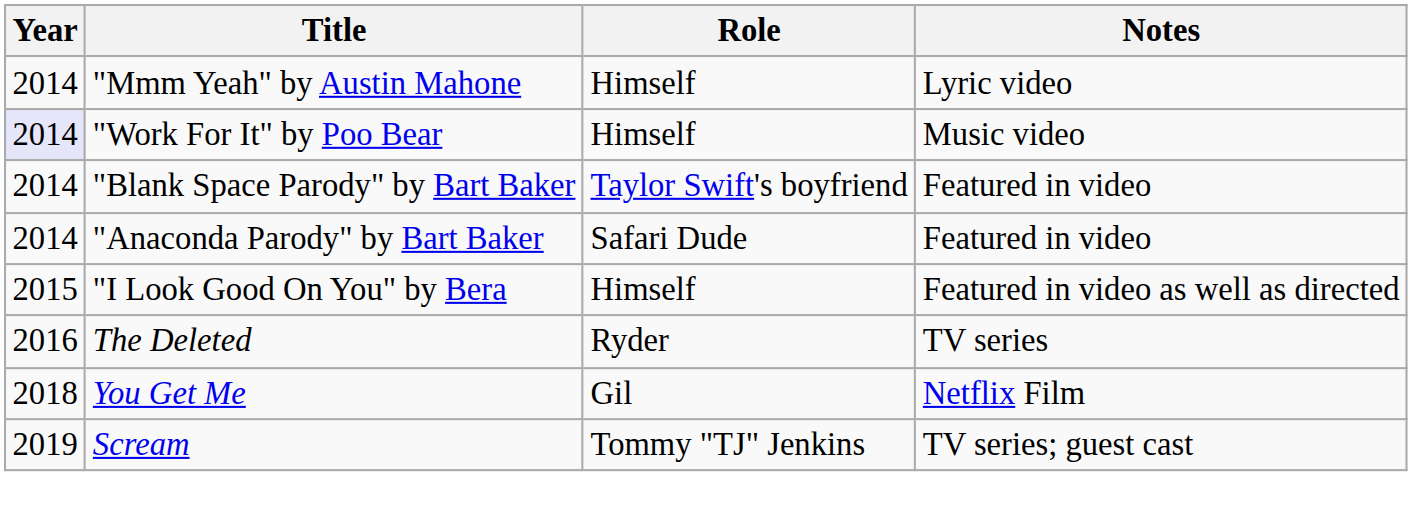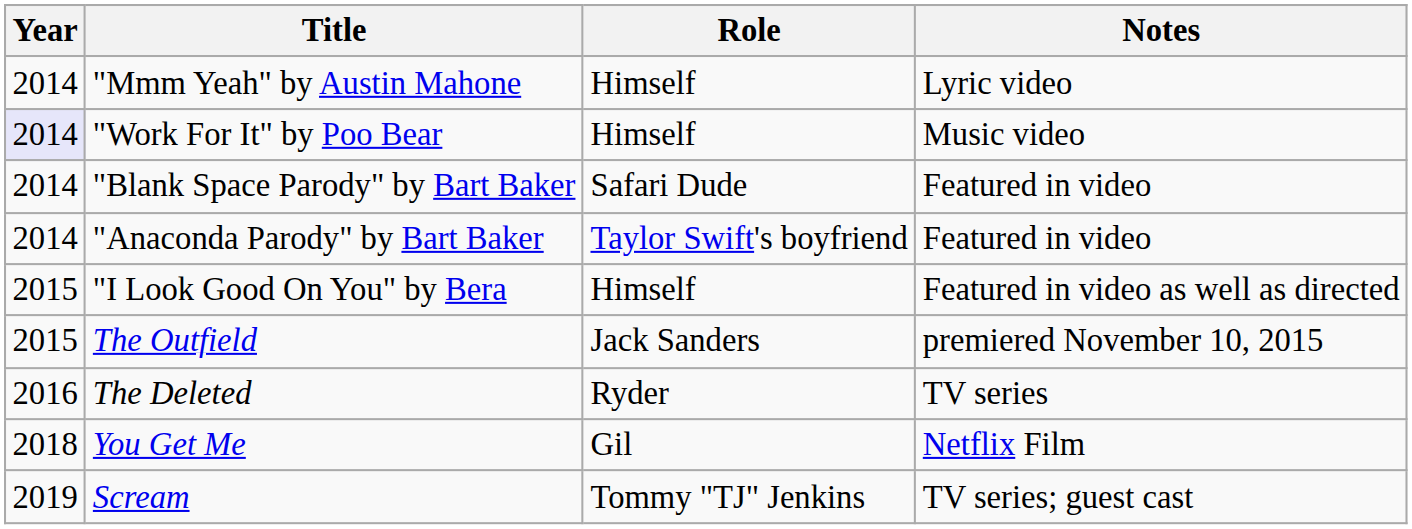(749, 185) Taylor Swift's boyfriend -> (669, 185) Safari Dude
(669, 237) Safari Dude -> (749, 237) Taylor Swift's boyfriend
+ row: (175, 340)
